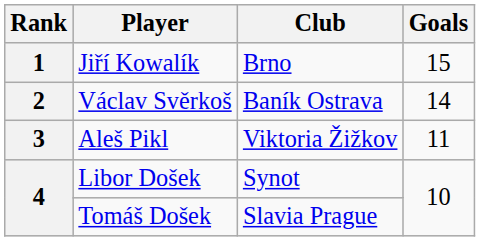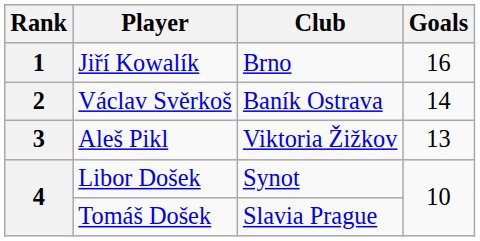(438, 62) 15 -> (438, 62) 16
(438, 139) 11 -> (438, 139) 13
